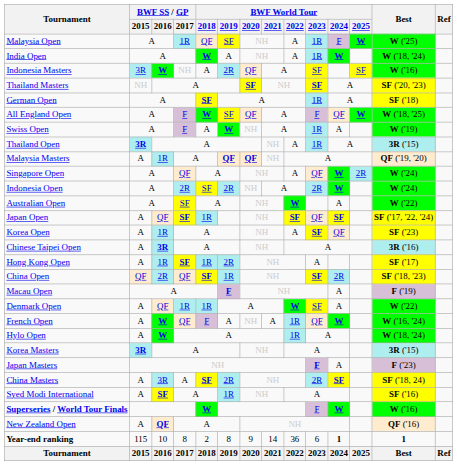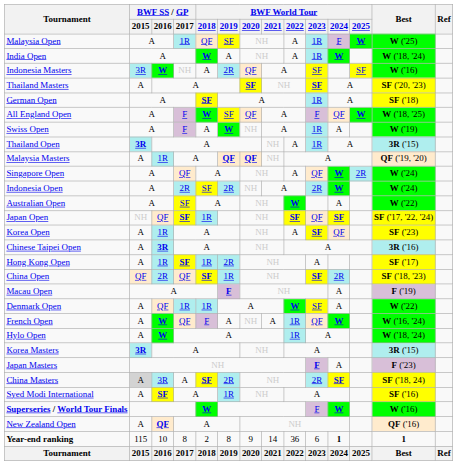(141, 85) NH -> (141, 85) A
(141, 218) A -> (141, 218) NH
(141, 380) no background -> (141, 380) lightgrey background
